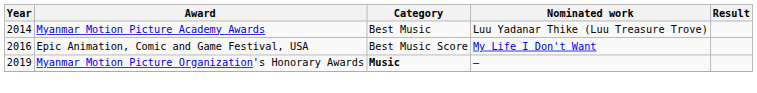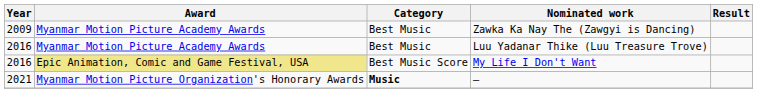+ row: (584, 30)
(19, 30) 2014 -> (19, 46) 2016
(172, 46) no background -> (172, 63) khaki background
(19, 63) 2019 -> (19, 80) 2021
